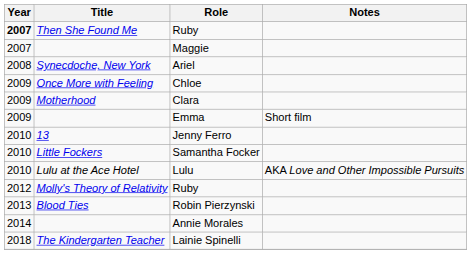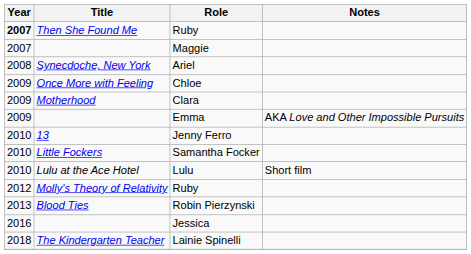(288, 118) Short film -> (365, 118) AKA Love and Other Impossible Pursuits
(365, 170) AKA Love and Other Impossible Pursuits -> (288, 170) Short film
- row: (102, 223)
+ row: (102, 223)
